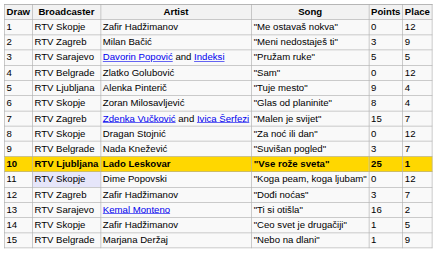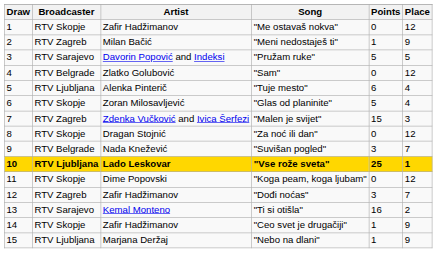(374, 42) 3 -> (374, 42) 1
(374, 88) 9 -> (374, 88) 6
(374, 103) 8 -> (374, 103) 5
(408, 118) 7 -> (408, 118) 3
(60, 179) lavender background -> (60, 179) no background
(408, 225) 5 -> (408, 225) 9
(64, 240) RTV Belgrade -> (64, 240) RTV Ljubljana
